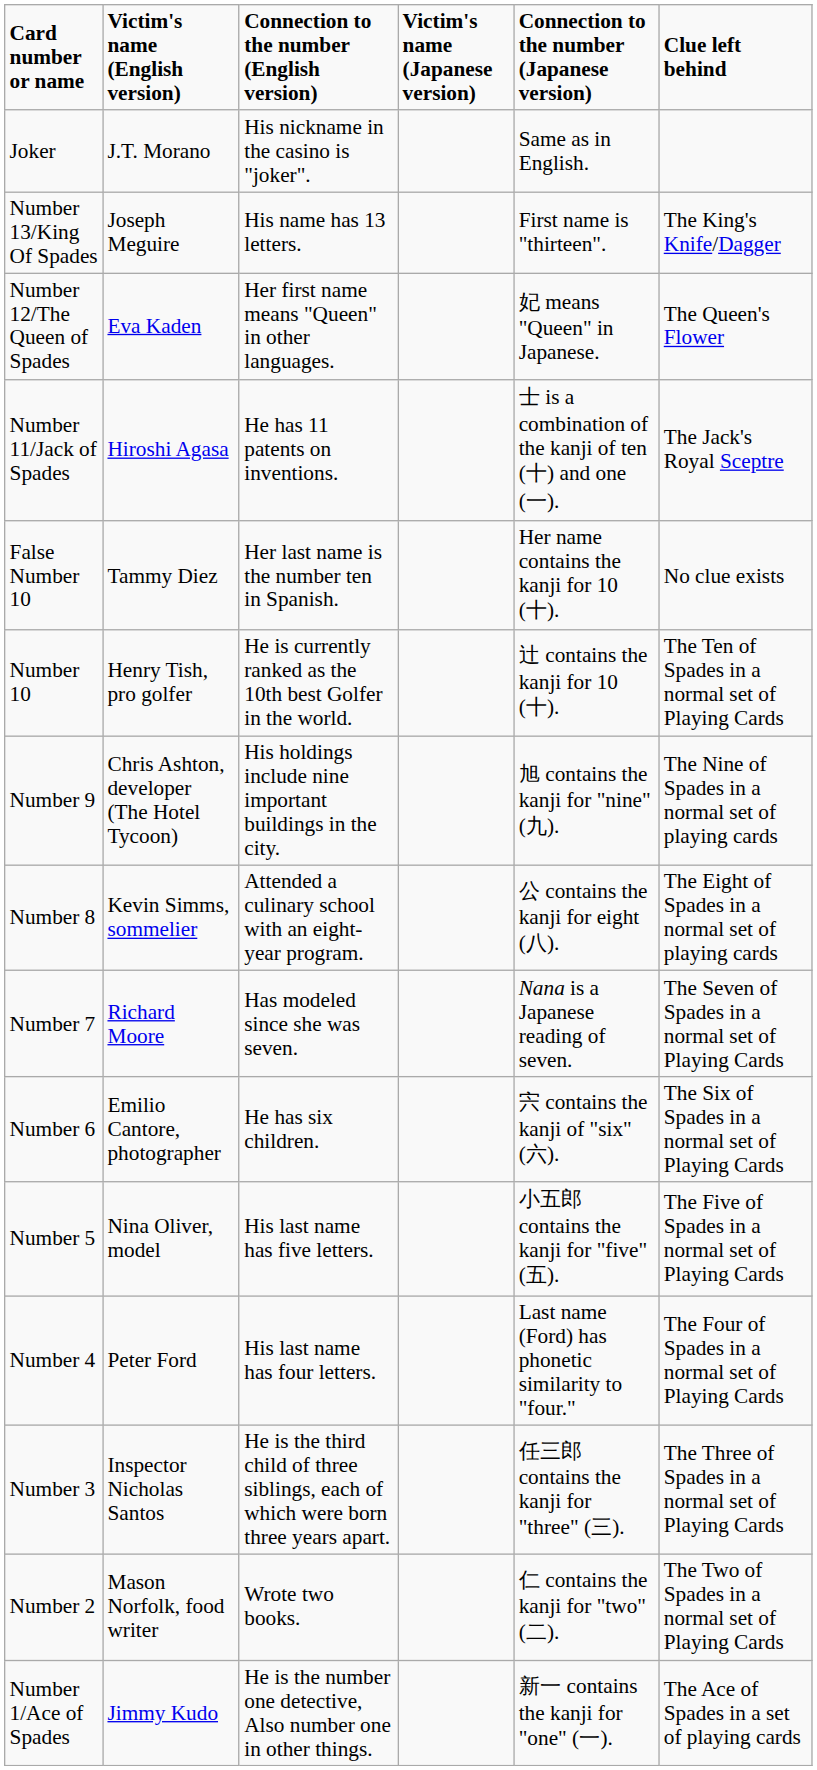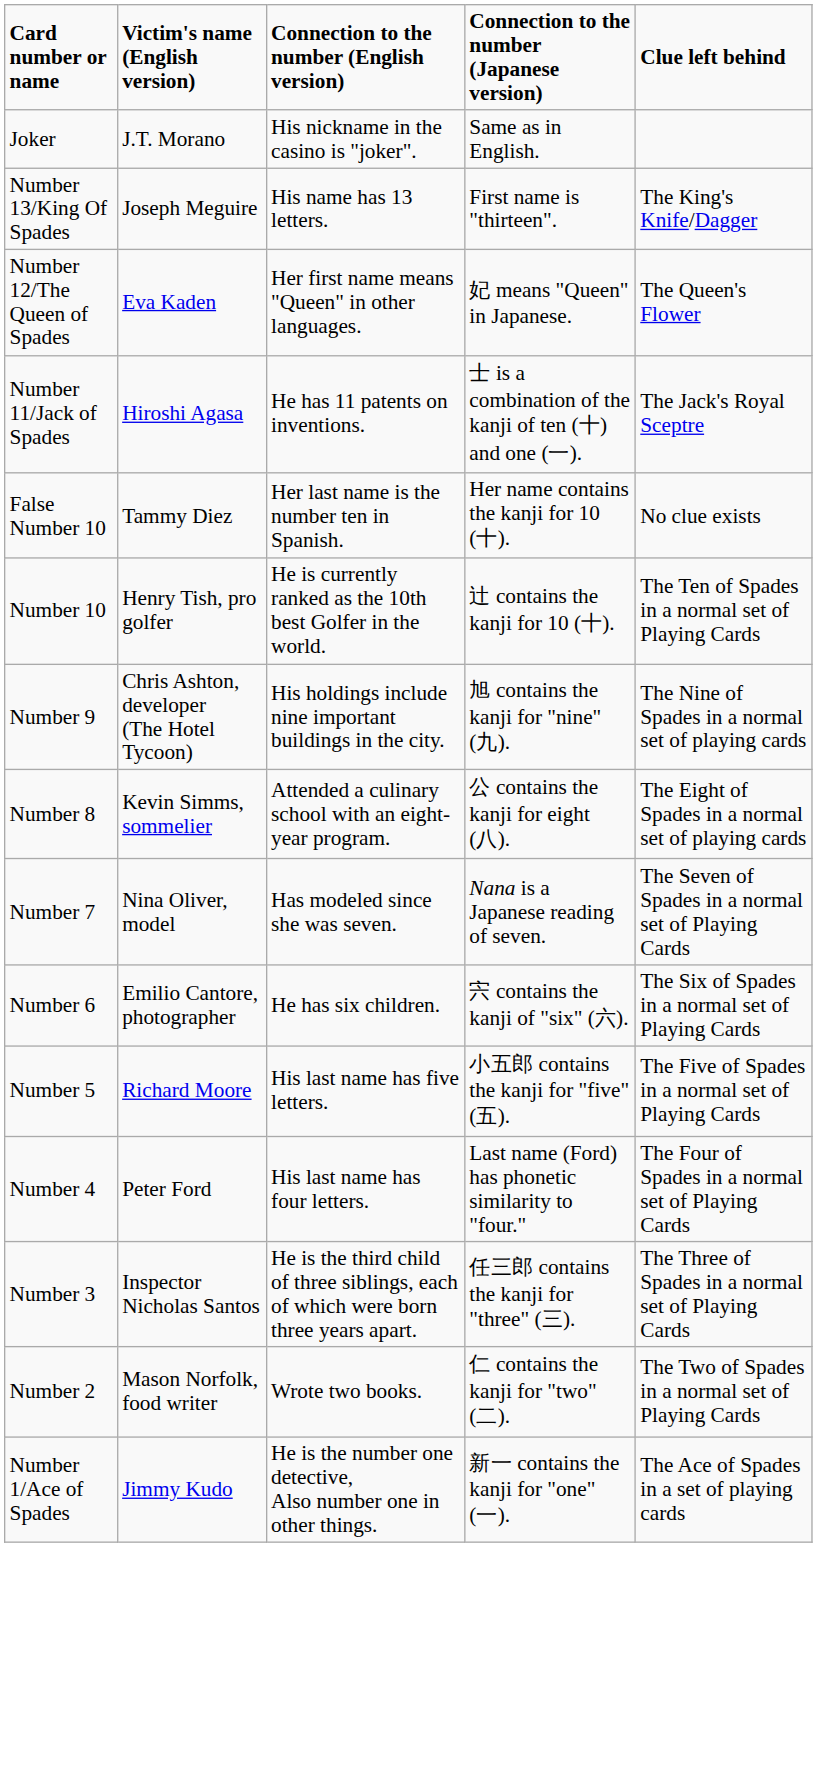- column: (448, 57)
(141, 1023) Richard Moore -> (175, 911) Nina Oliver, model
(160, 1238) Nina Oliver, model -> (187, 1090) Richard Moore
